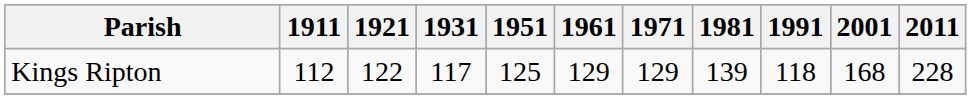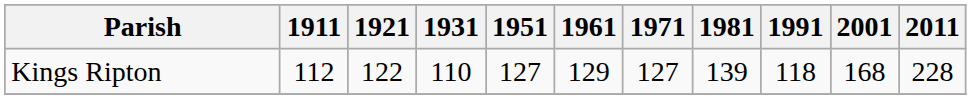(451, 71) 117 -> (451, 71) 110
(520, 71) 125 -> (520, 71) 127
(658, 71) 129 -> (658, 71) 127
